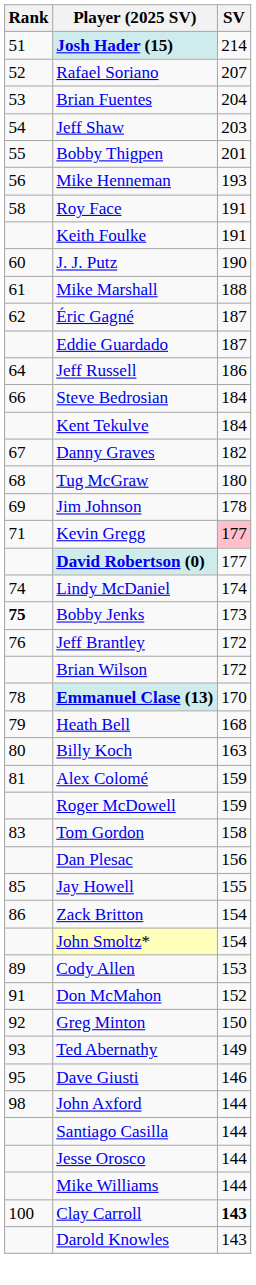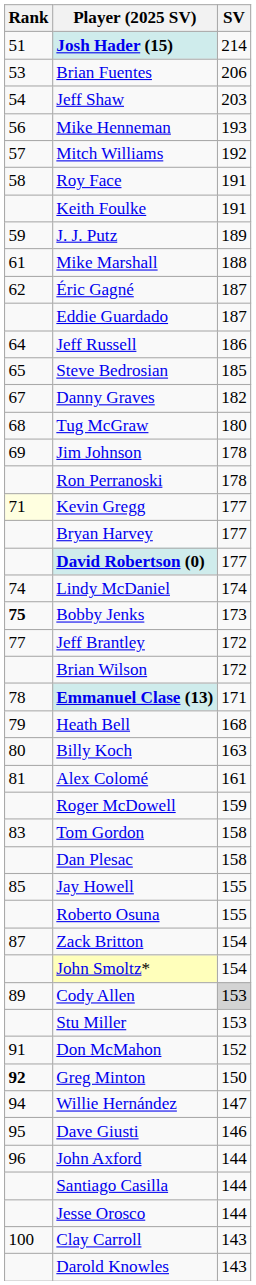- row: (107, 72)
(234, 99) 204 -> (234, 72) 206
- row: (110, 153)
+ row: (110, 153)
(17, 262) 60 -> (17, 235) 59
(234, 262) 190 -> (234, 235) 189
(17, 398) 66 -> (17, 371) 65
(234, 398) 184 -> (234, 371) 185
- row: (102, 425)
+ row: (109, 479)
(17, 534) no background -> (17, 506) lightyellow background
(234, 534) pink background -> (234, 506) no background
+ row: (105, 534)
(17, 642) 76 -> (17, 642) 77
(234, 696) 170 -> (234, 696) 171
(234, 778) 159 -> (234, 778) 161
(234, 859) 156 -> (234, 859) 158
+ row: (108, 914)
(17, 914) 86 -> (17, 941) 87
(234, 968) no background -> (234, 995) lightgrey background
+ row: (91, 1022)
(17, 1022) normal -> (17, 1077) bold
- row: (107, 1049)
+ row: (117, 1104)
(17, 1104) 98 -> (17, 1158) 96
- row: (107, 1185)
(234, 1212) bold -> (234, 1240) normal
